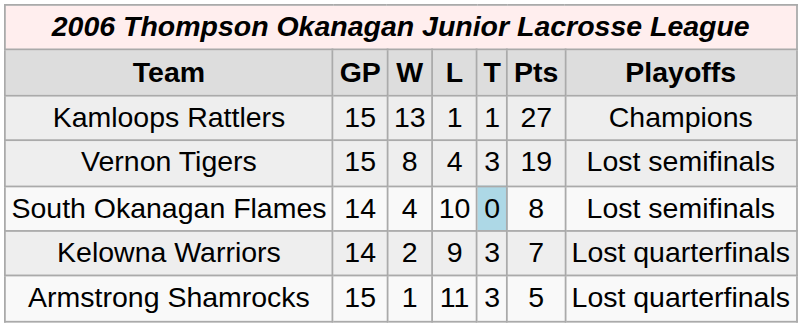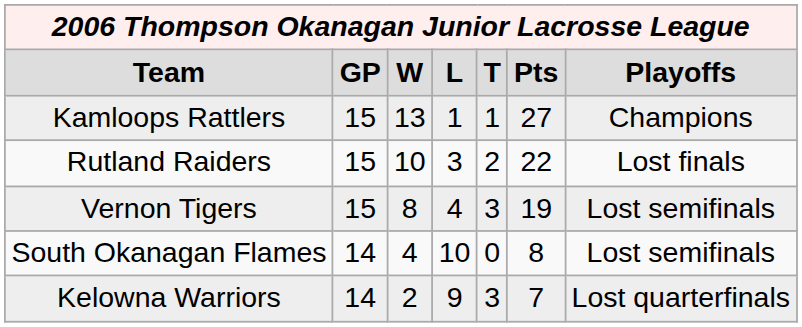+ row: (169, 162)
(492, 207) lightblue background -> (492, 252) no background
- row: (169, 298)
